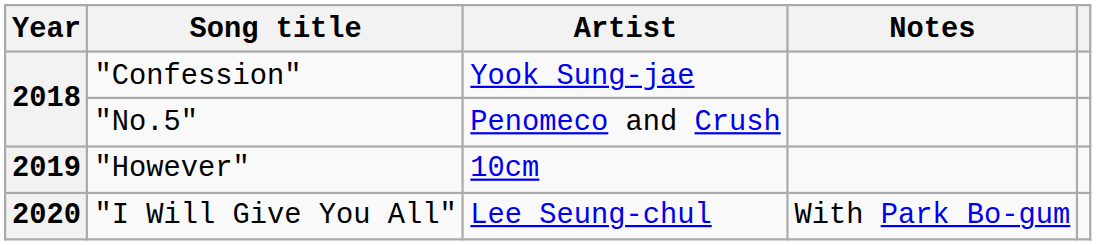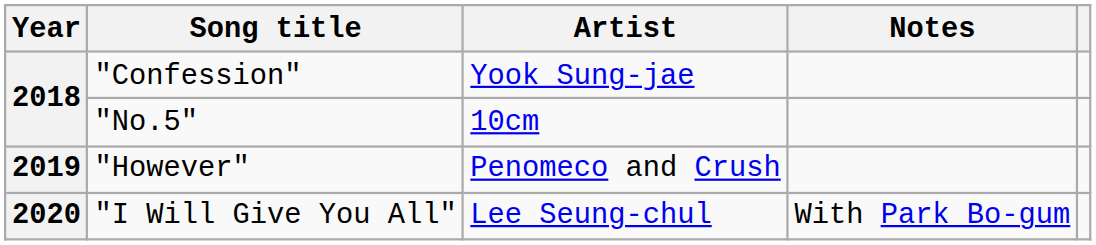(626, 122) Penomeco and Crush -> (505, 122) 10cm
(505, 169) 10cm -> (626, 169) Penomeco and Crush
